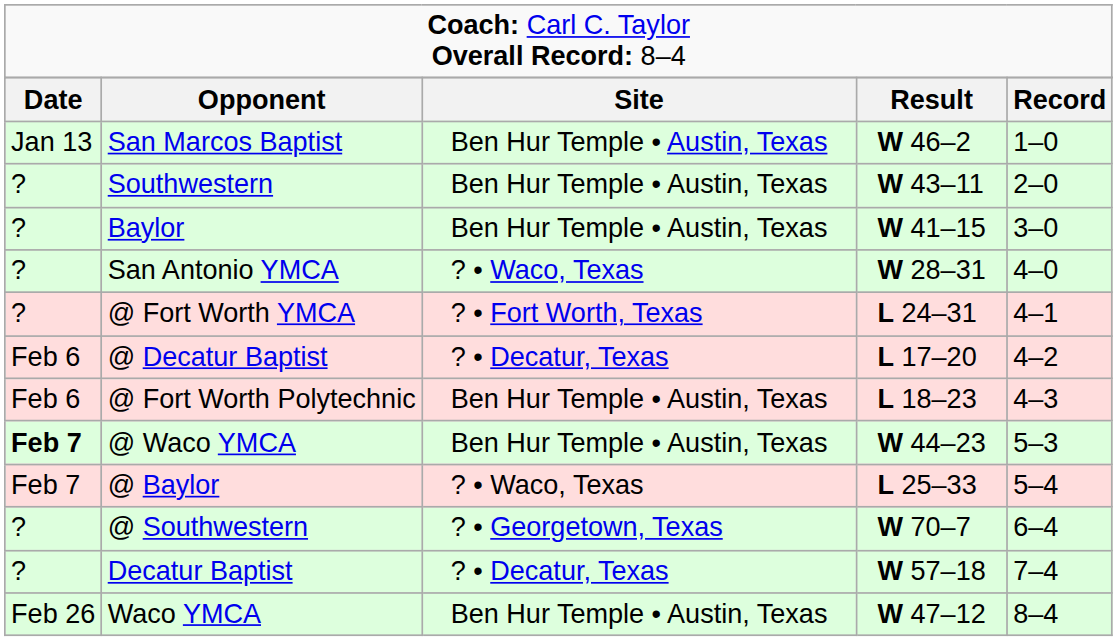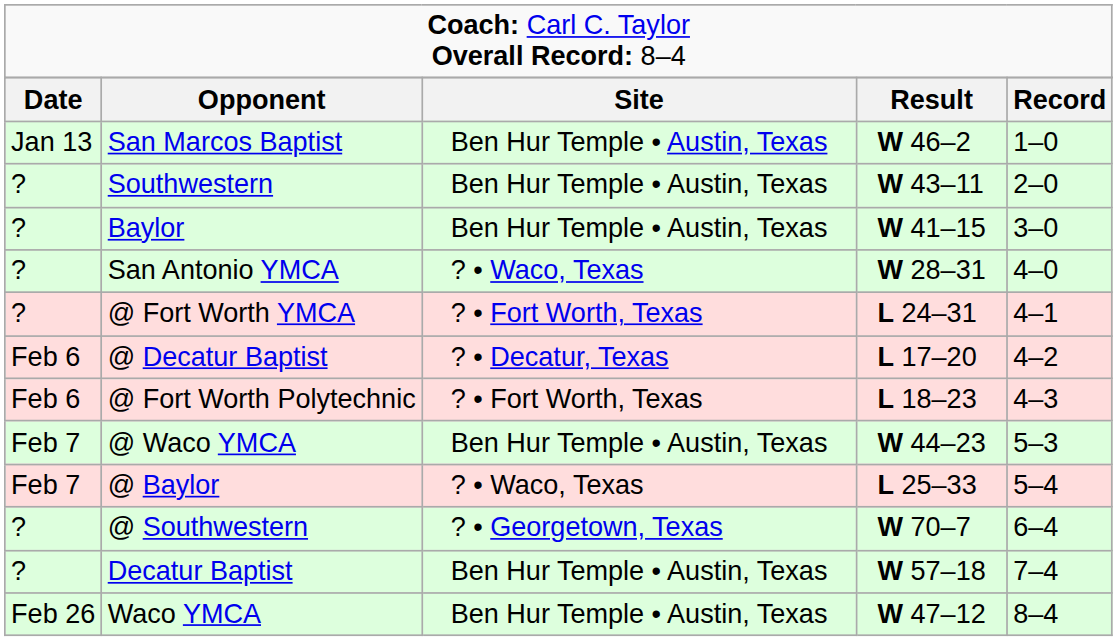(639, 399) Ben Hur Temple • Austin, Texas -> (577, 399) ? • Fort Worth, Texas
(46, 442) bold -> (46, 442) normal
(560, 570) ? • Decatur, Texas -> (639, 570) Ben Hur Temple • Austin, Texas
